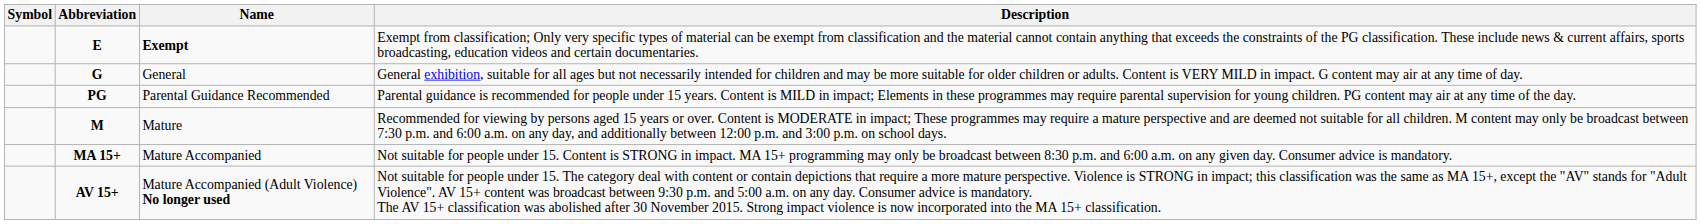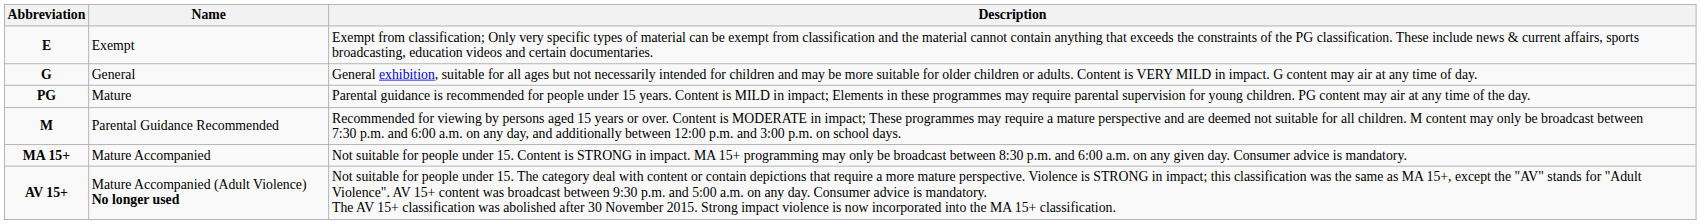- column: (30, 15)
(165, 44) bold -> (113, 44) normal
(236, 96) Parental Guidance Recommended -> (112, 96) Mature
(162, 125) Mature -> (185, 125) Parental Guidance Recommended
